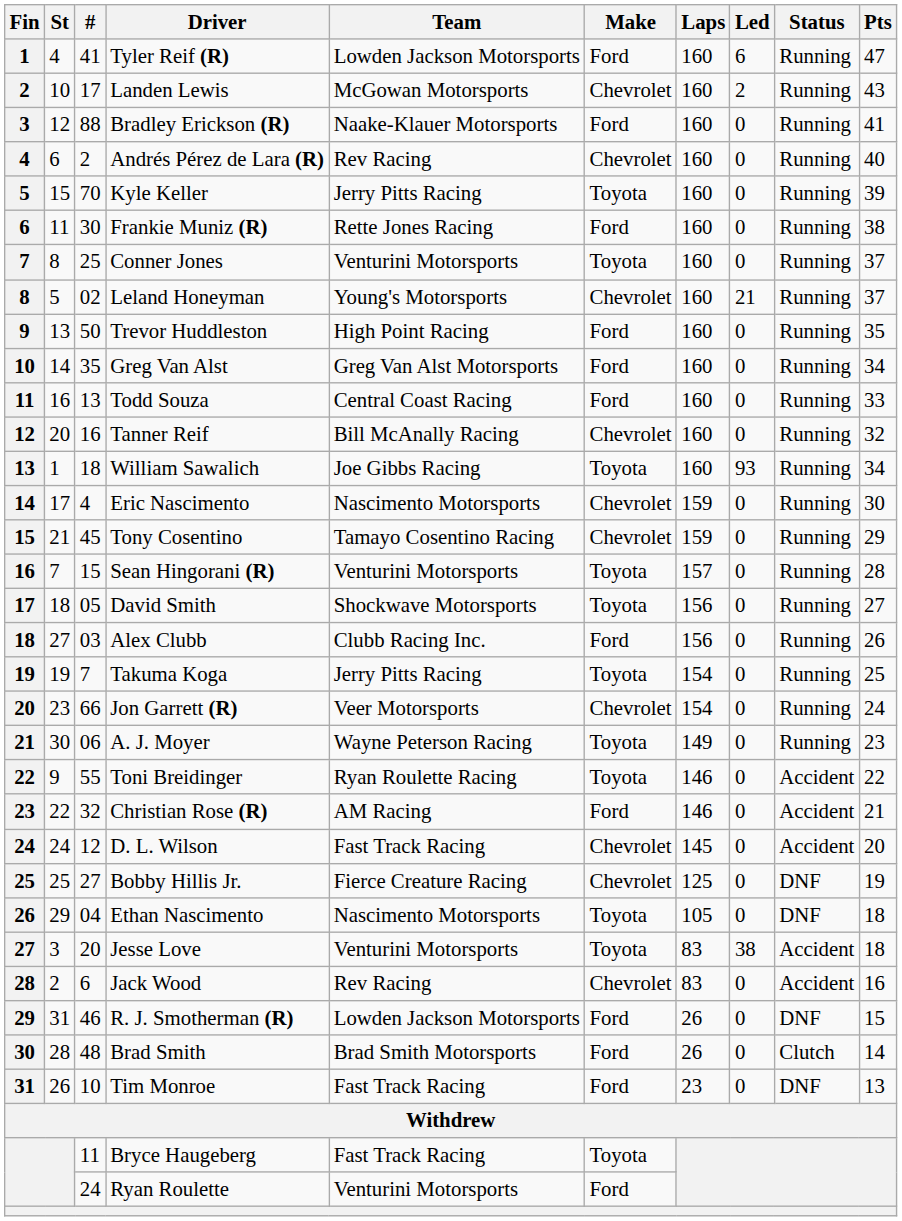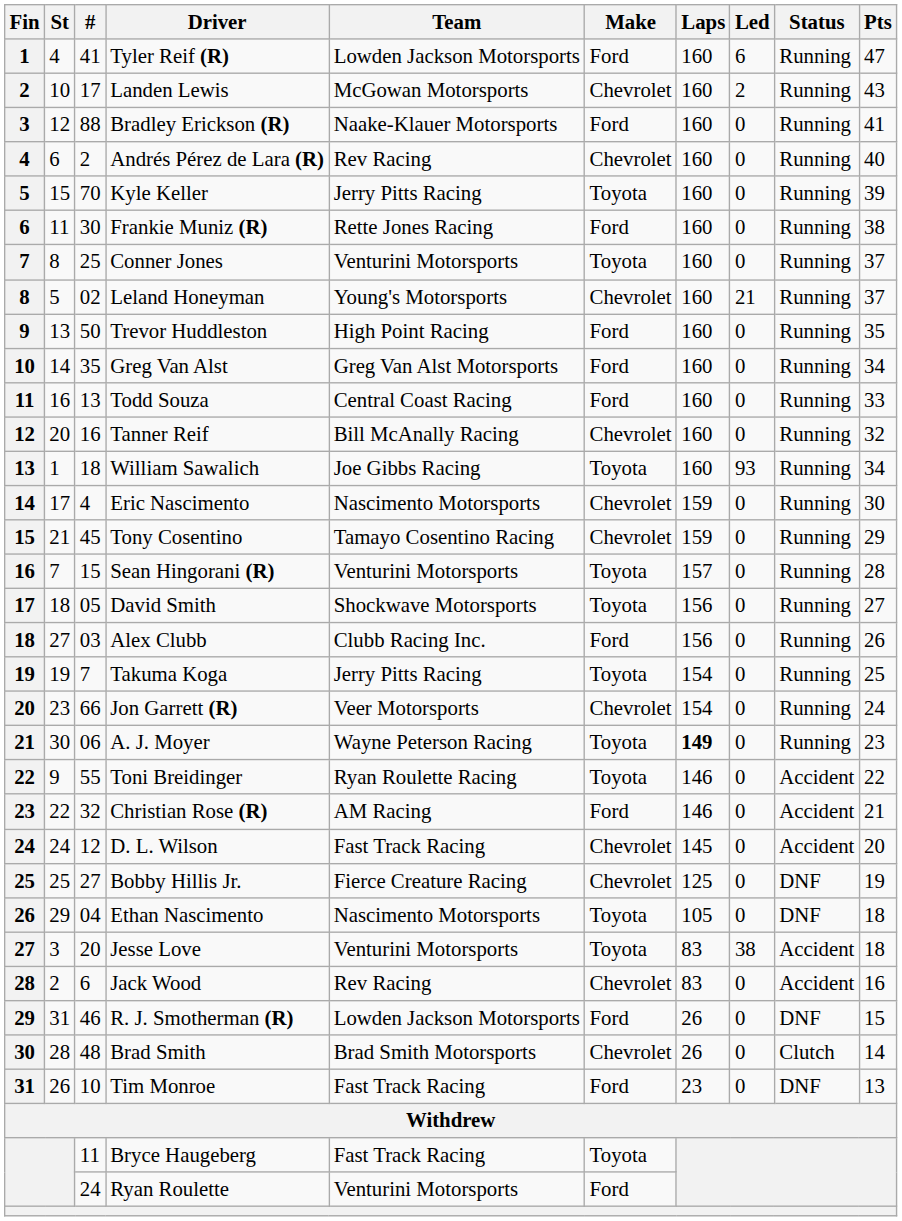(697, 742) normal -> (697, 742) bold
(609, 1051) Ford -> (631, 1051) Chevrolet
